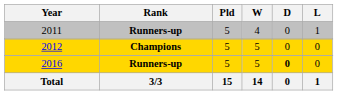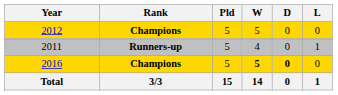rows swapped: (52, 30) <-> (52, 47)
(156, 64) Runners-up -> (156, 64) Champions
(257, 64) normal -> (257, 64) bold
